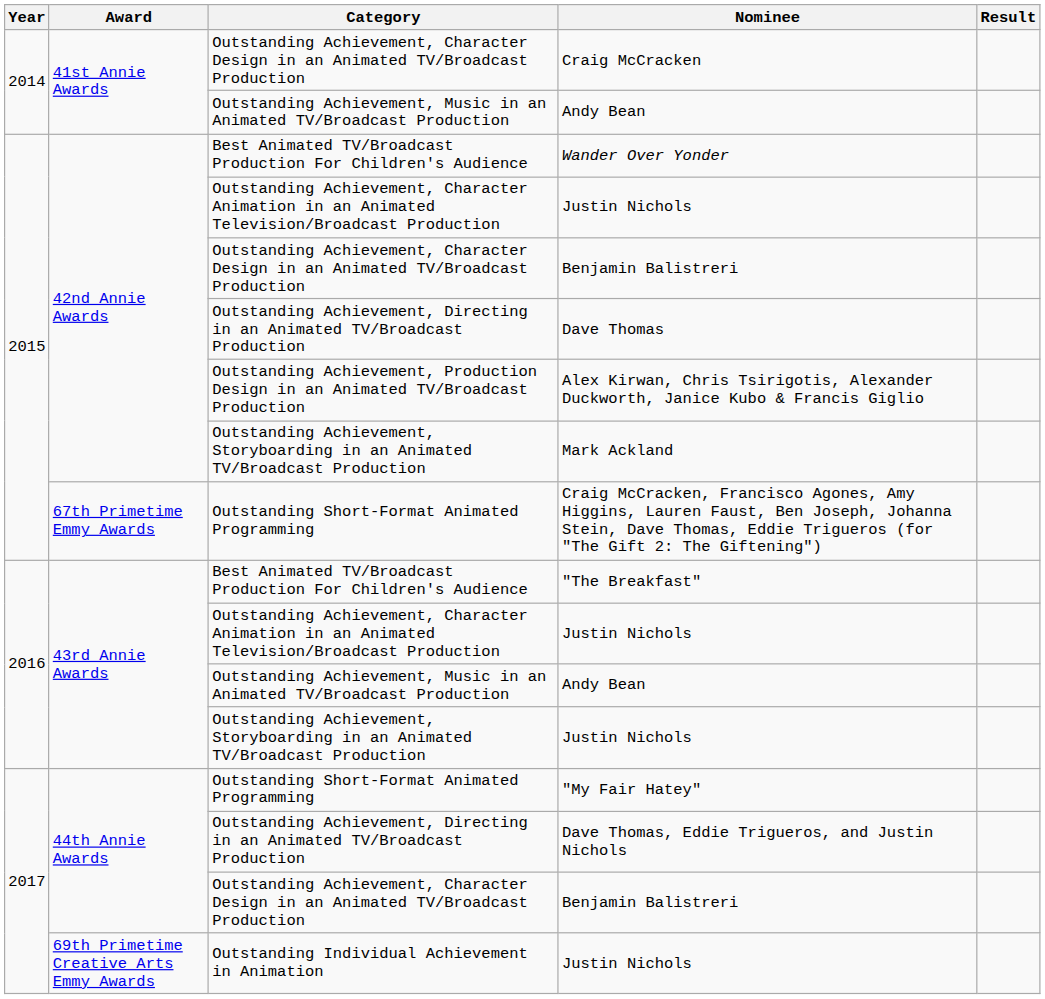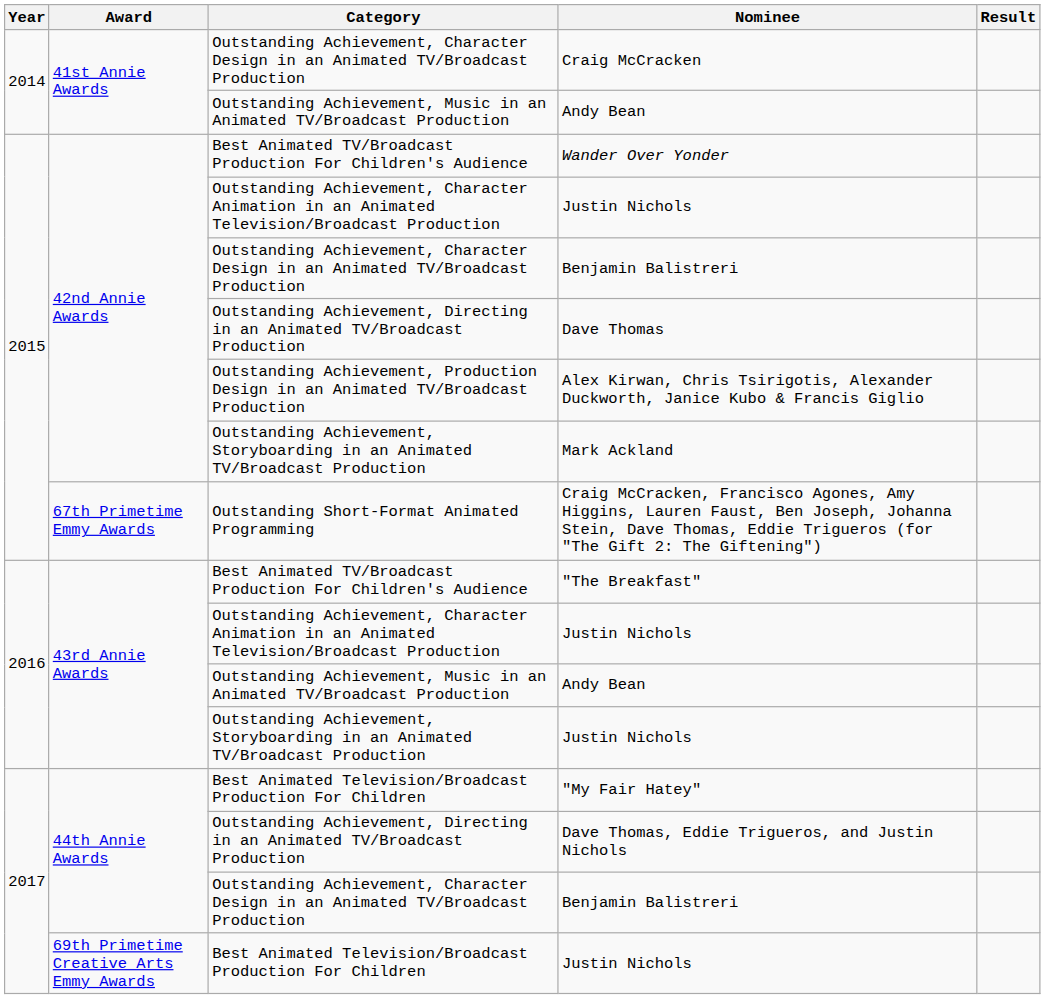(365, 790) Outstanding Short-Format Animated Programming -> (370, 790) Best Animated Television/Broadcast Production For Children
(370, 963) Outstanding Individual Achievement in Animation -> (370, 963) Best Animated Television/Broadcast Production For Children
